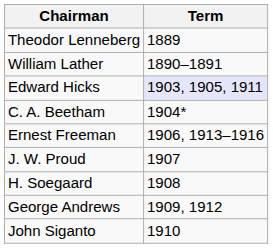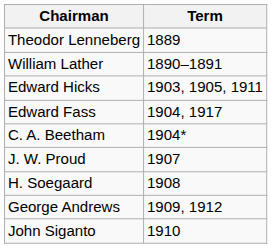(205, 87) lavender background -> (205, 87) no background
+ row: (52, 111)
- row: (62, 135)
